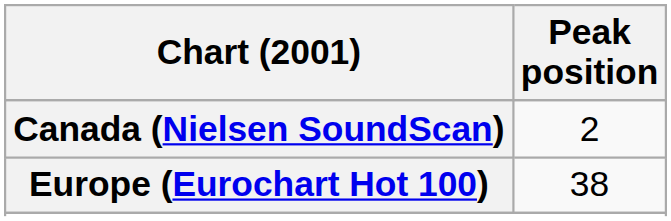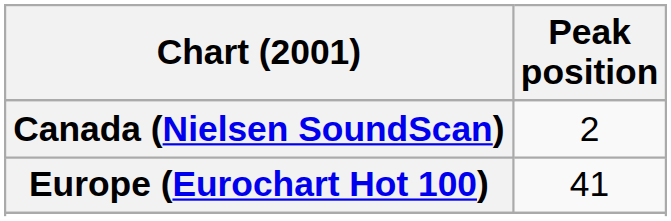(590, 184) 38 -> (590, 184) 41
